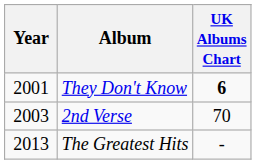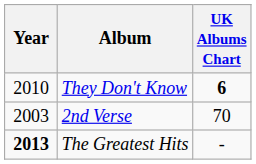(31, 87) 2001 -> (31, 87) 2010
(31, 144) normal -> (31, 144) bold
